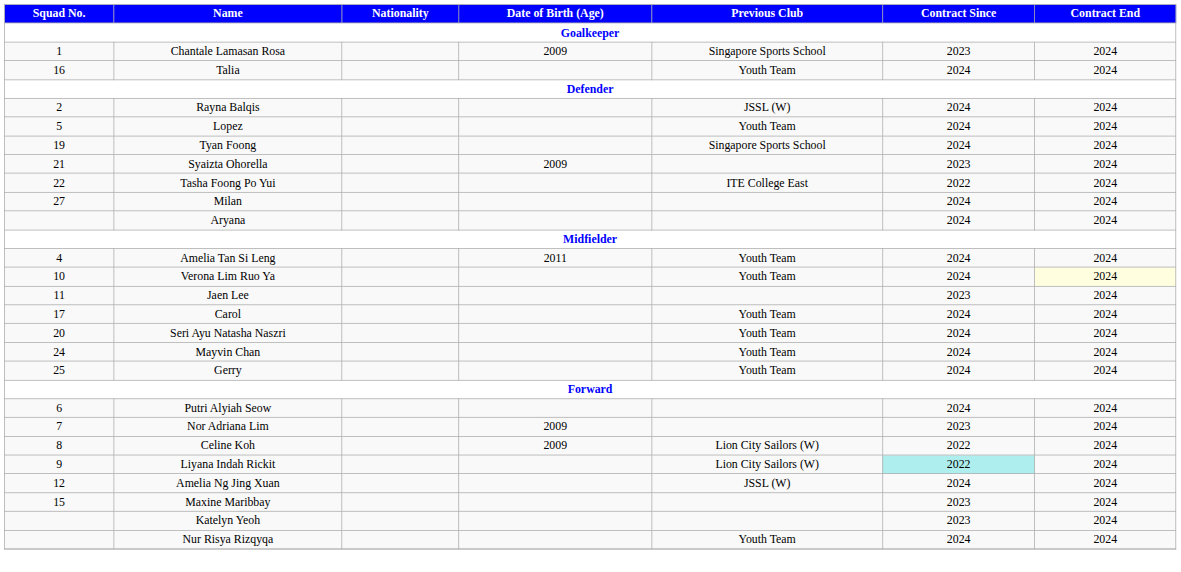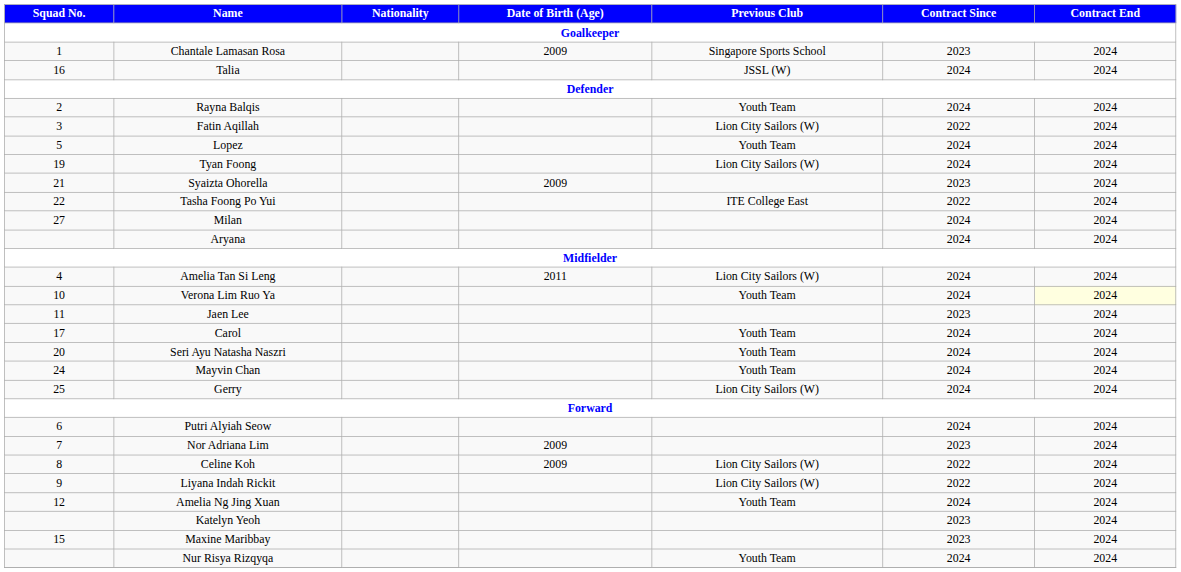(767, 70) Youth Team -> (767, 70) JSSL (W)
(767, 107) JSSL (W) -> (767, 107) Youth Team
+ row: (228, 126)
(767, 145) Singapore Sports School -> (767, 164) Lion City Sailors (W)
(767, 257) Youth Team -> (767, 276) Lion City Sailors (W)
(767, 370) Youth Team -> (767, 389) Lion City Sailors (W)
(959, 464) paleturquoise background -> (959, 483) no background
(767, 483) JSSL (W) -> (767, 502) Youth Team
rows swapped: (228, 502) <-> (228, 520)
